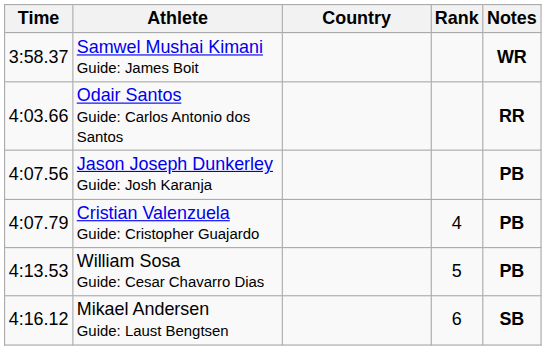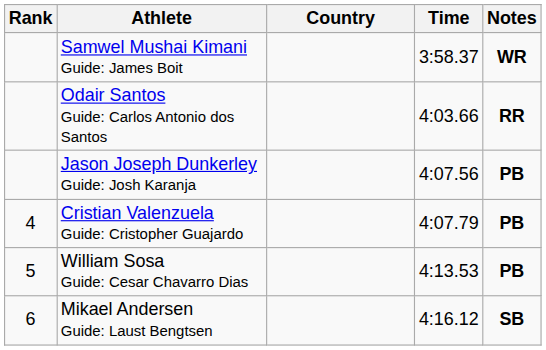columns swapped: (457, 18) <-> (39, 18)
